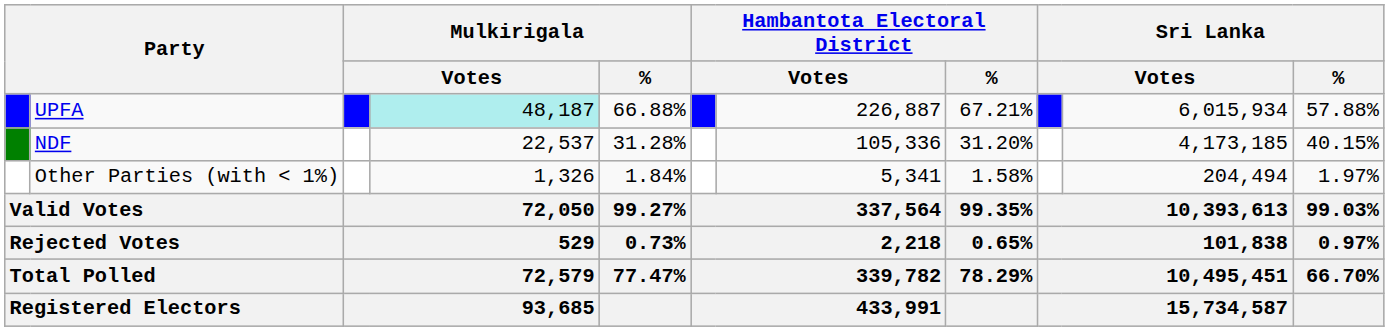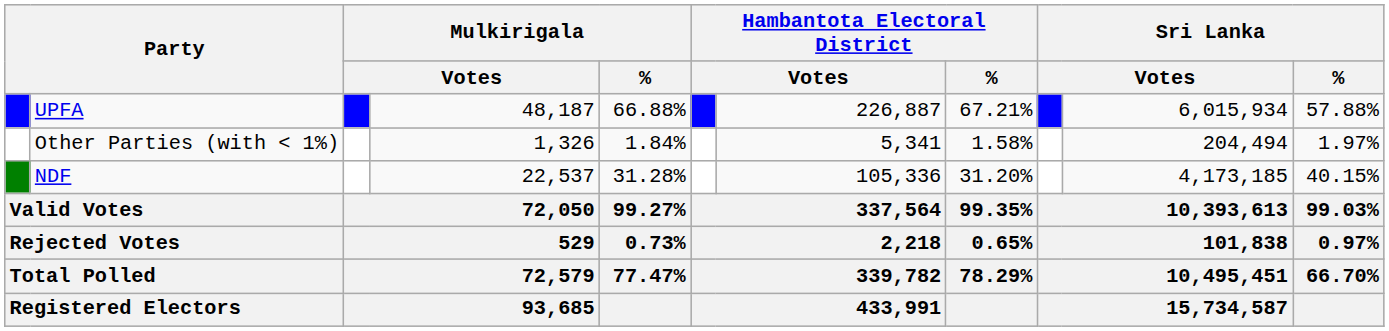(558, 111) paleturquoise background -> (558, 111) no background
rows swapped: (53, 144) <-> (187, 177)
